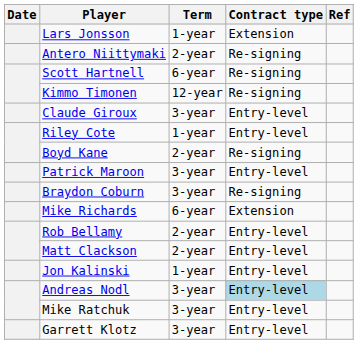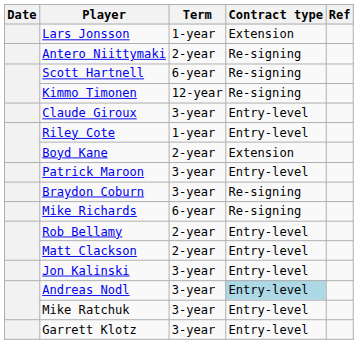(265, 152) Re-signing -> (261, 152) Extension
(261, 211) Extension -> (265, 211) Re-signing
(194, 270) 1-year -> (194, 270) 3-year
